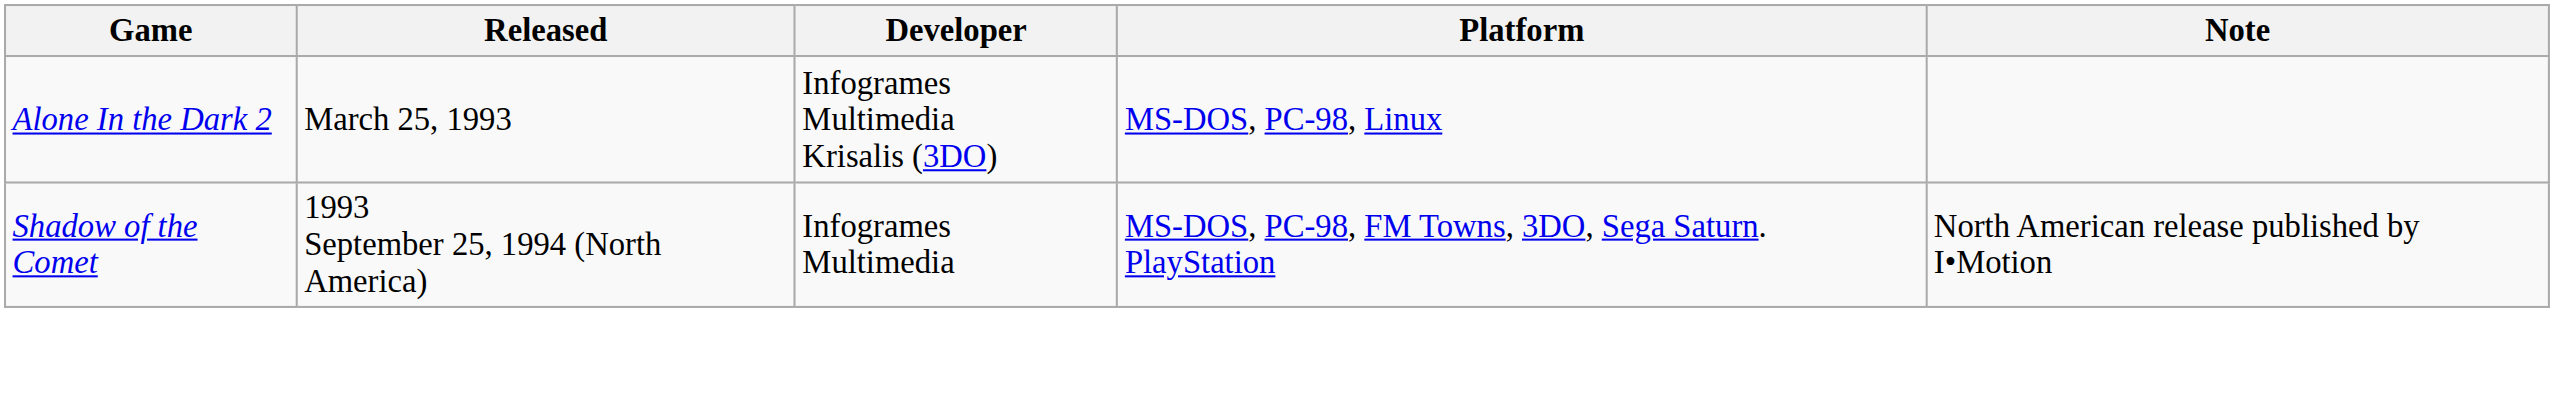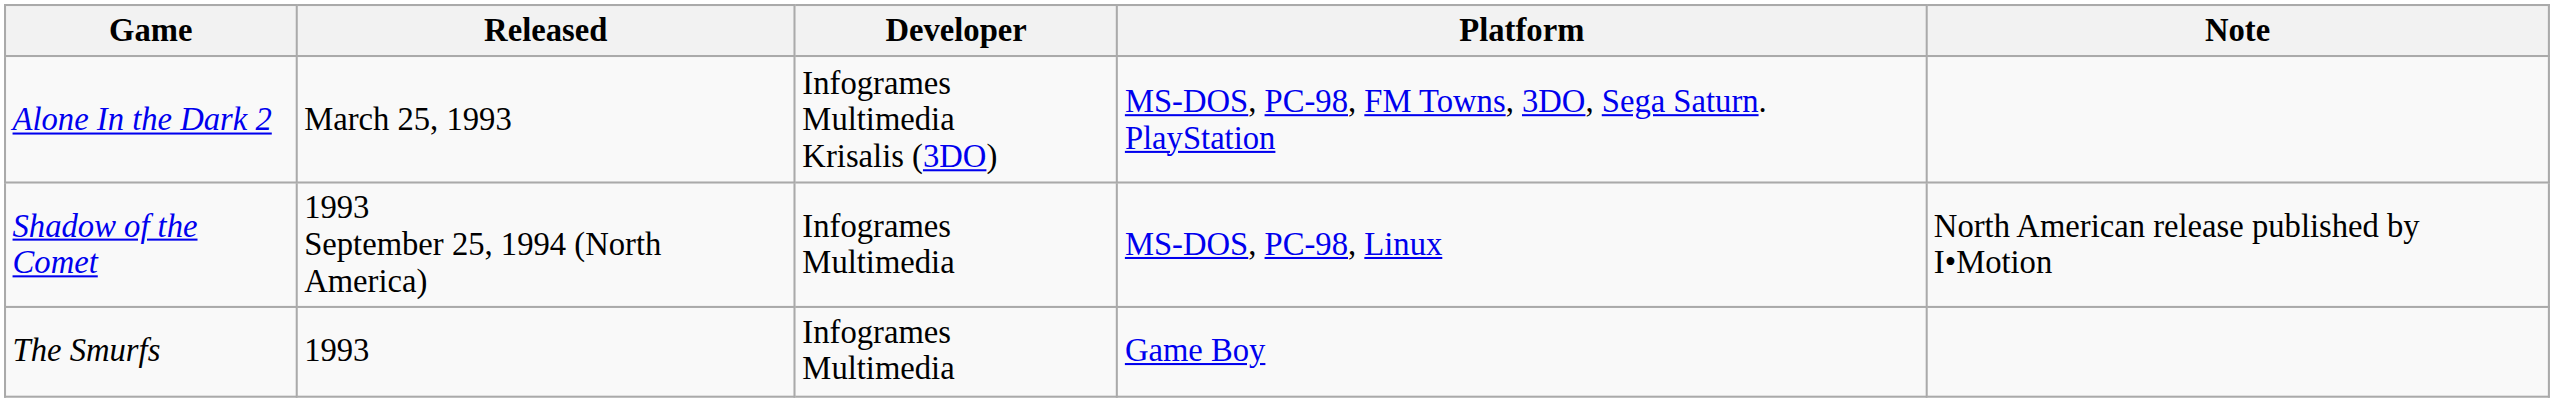(1284, 118) MS-DOS, PC-98, Linux -> (1446, 118) MS-DOS, PC-98, FM Towns, 3DO, Sega Saturn. PlayStation
(1446, 244) MS-DOS, PC-98, FM Towns, 3DO, Sega Saturn. PlayStation -> (1284, 244) MS-DOS, PC-98, Linux
+ row: (86, 350)
